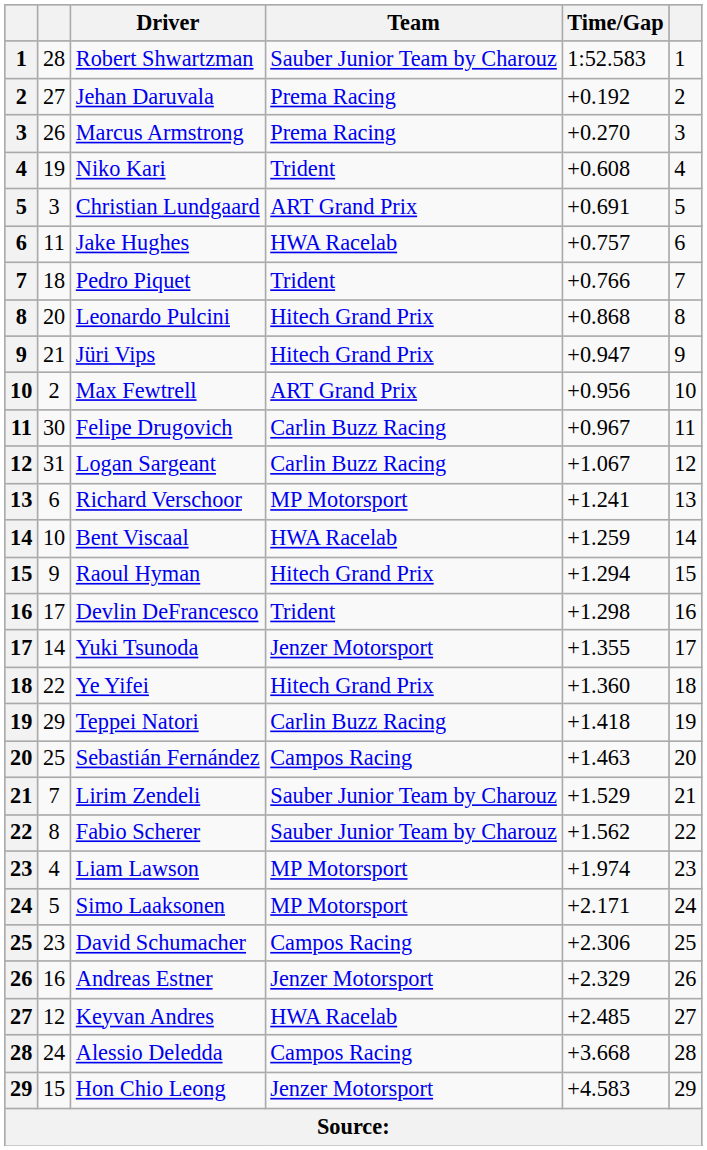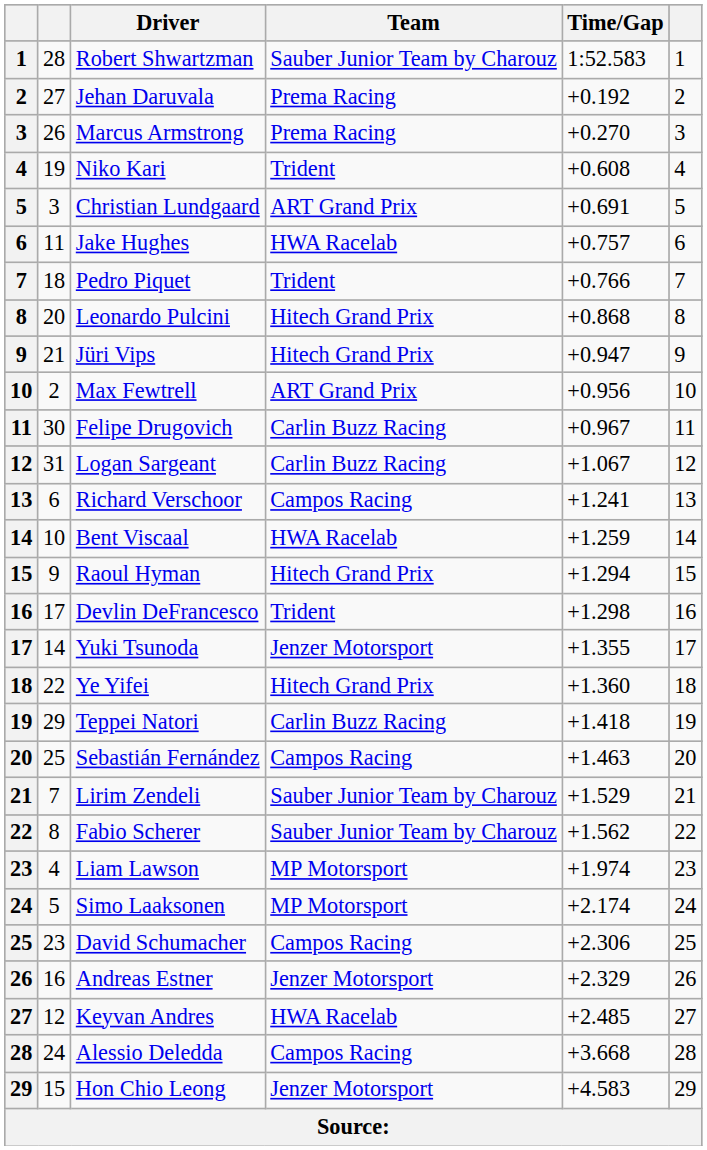(339, 500) MP Motorsport -> (341, 500) Campos Racing
(599, 905) +2.171 -> (599, 905) +2.174
